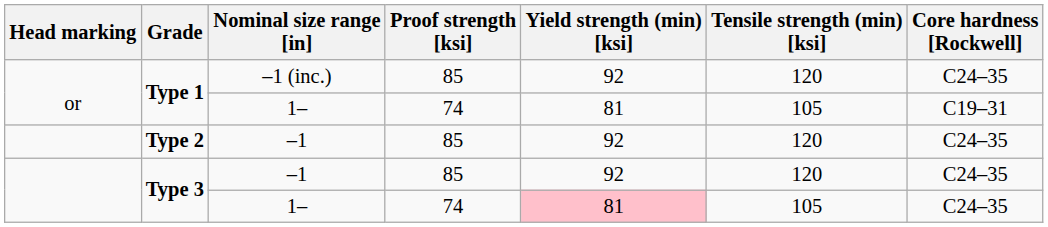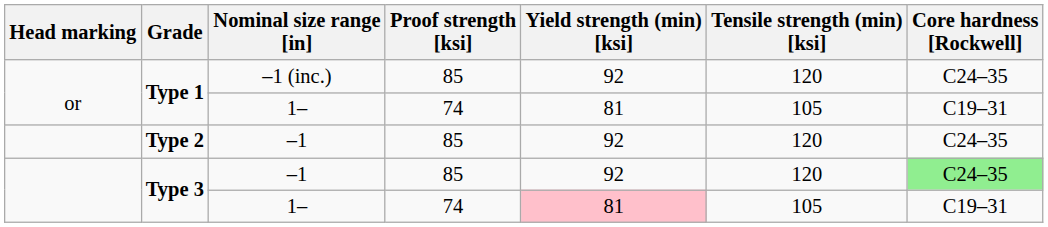(975, 173) no background -> (975, 173) lightgreen background
(975, 206) C24–35 -> (975, 206) C19–31
